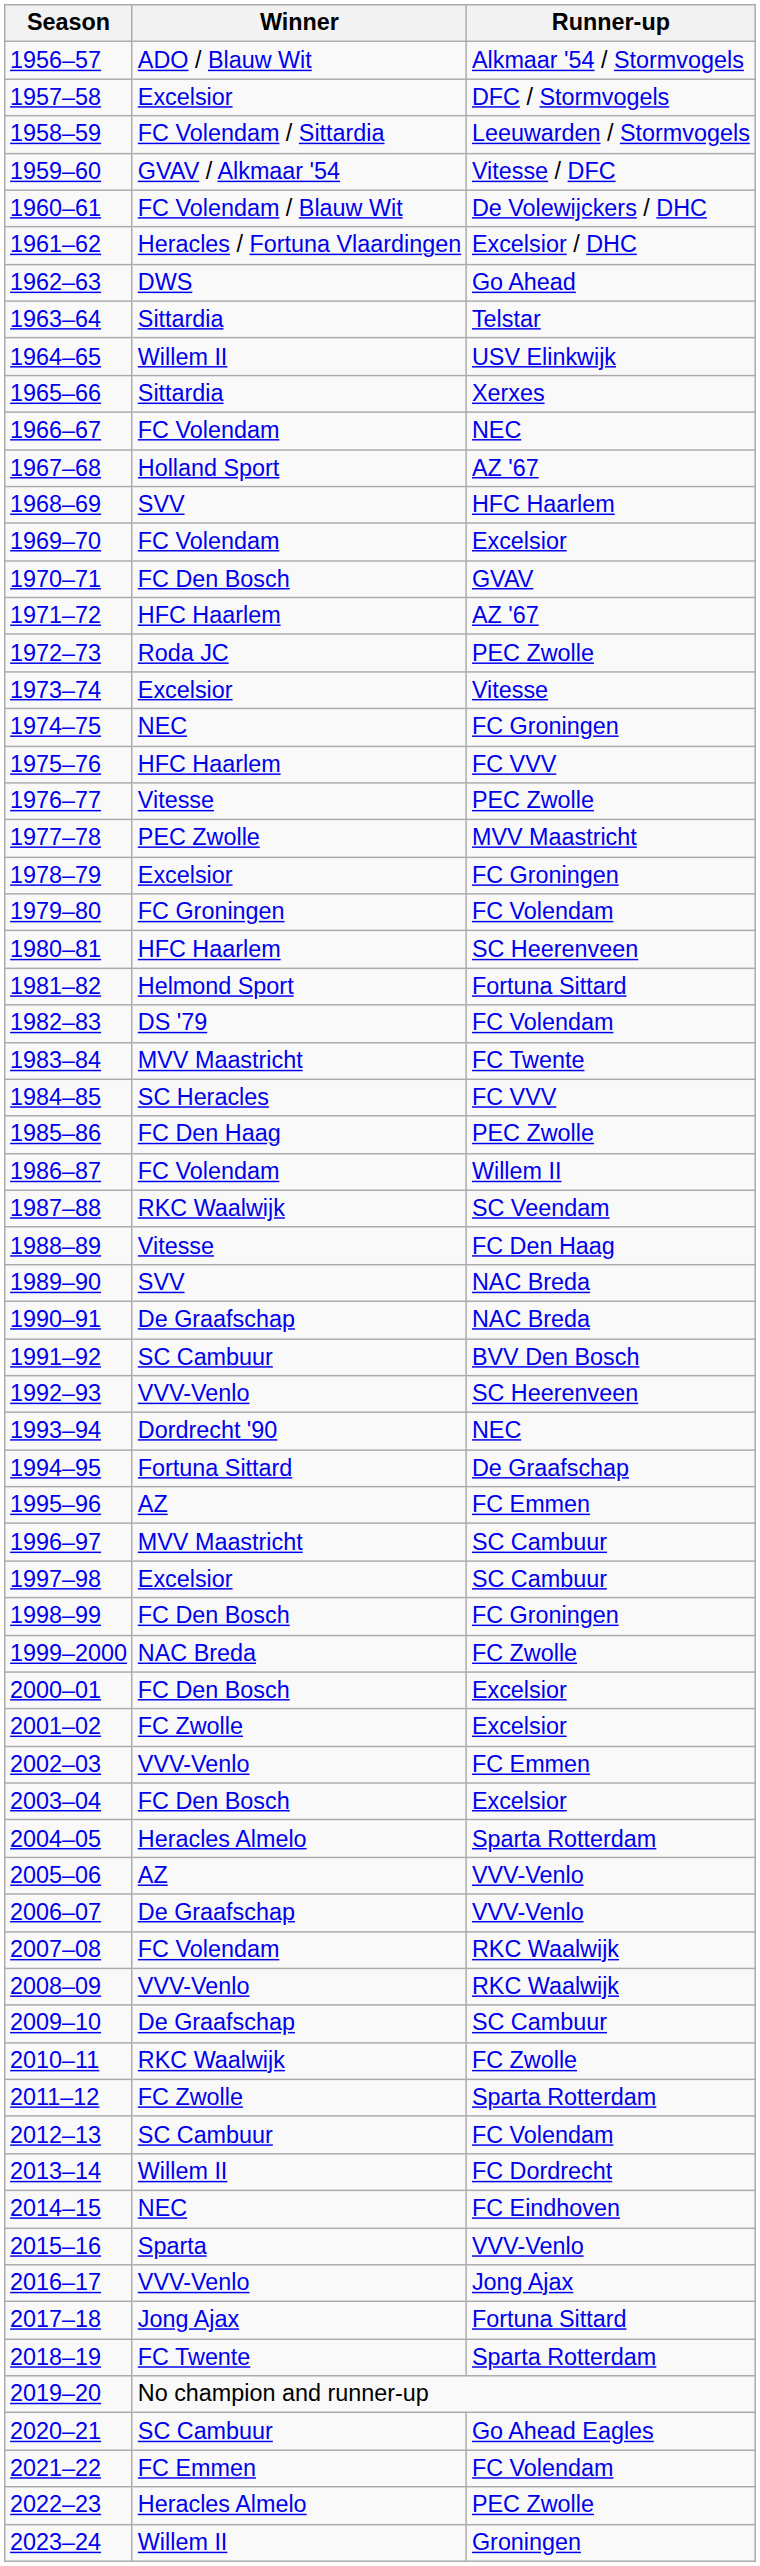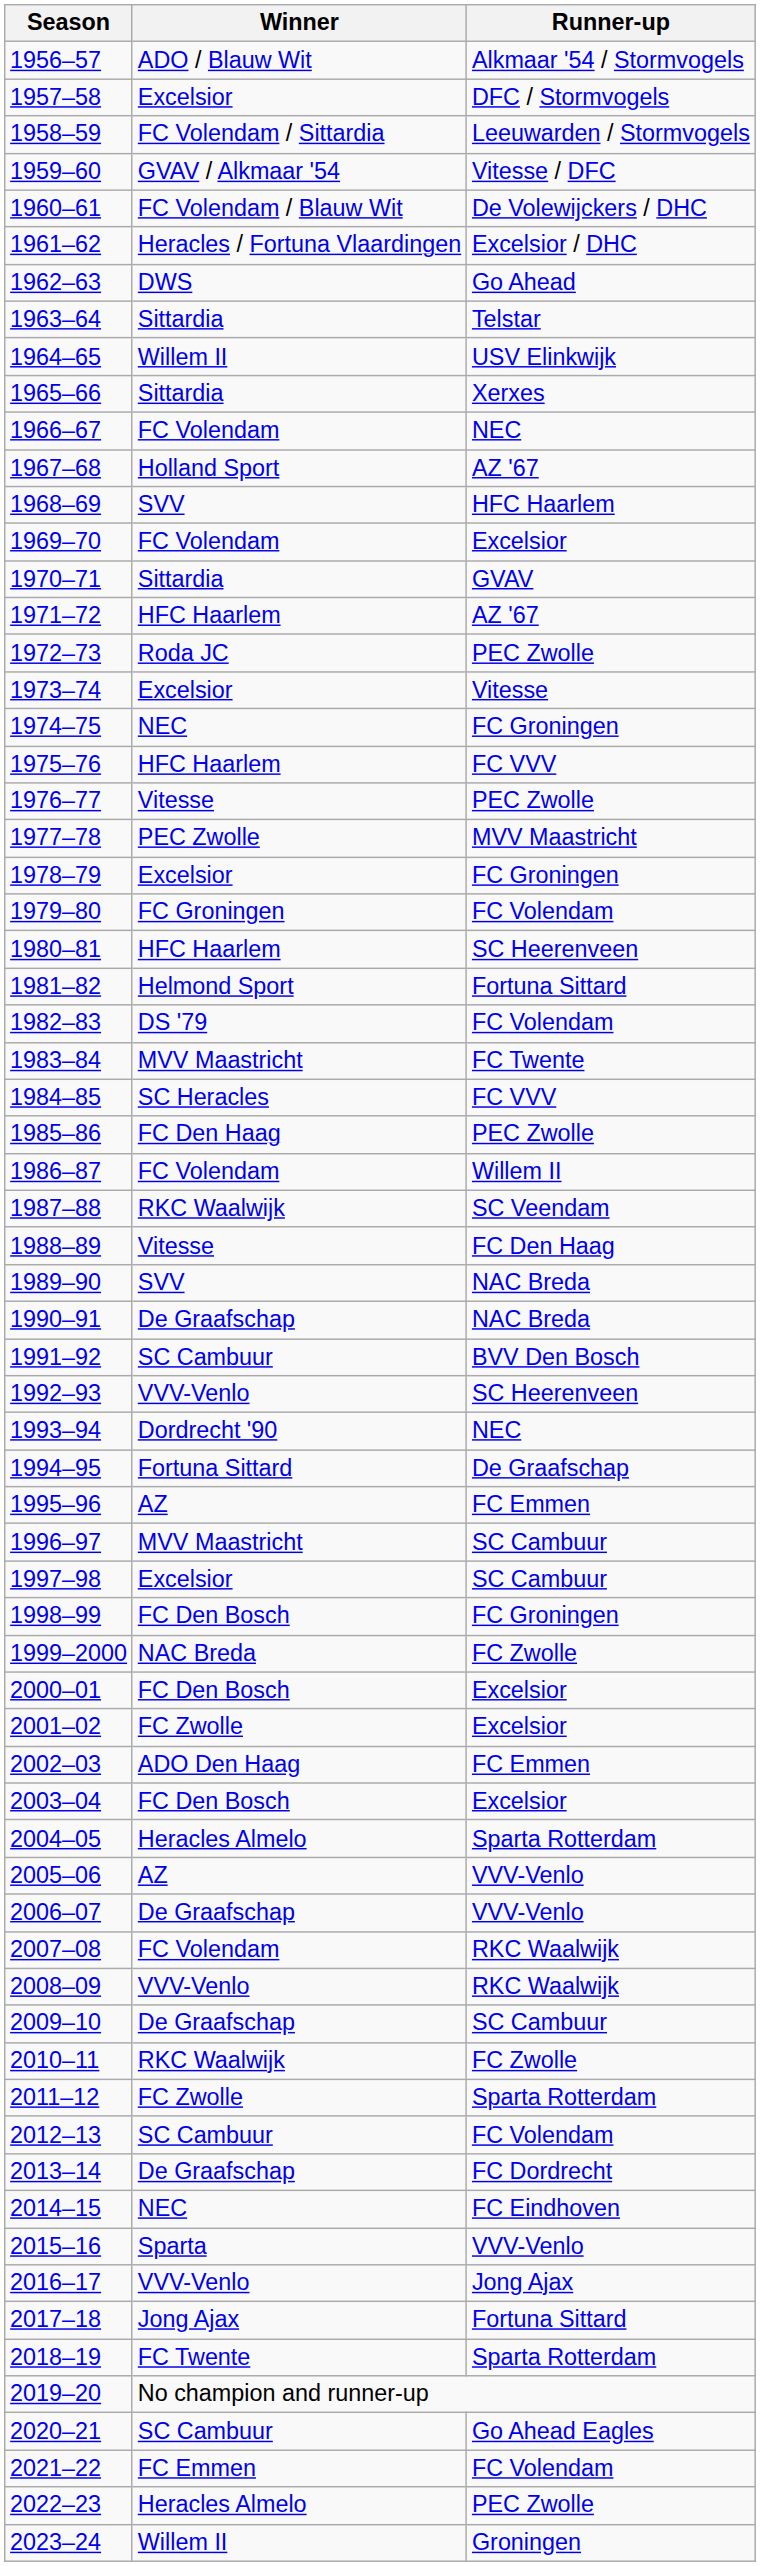(214, 578) FC Den Bosch -> (181, 578) Sittardia
(194, 1764) VVV-Venlo -> (219, 1764) ADO Den Haag
(183, 2171) Willem II -> (216, 2171) De Graafschap
